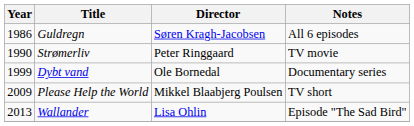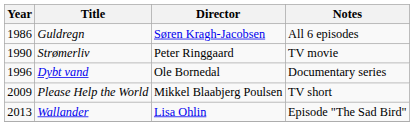(20, 72) 1999 -> (20, 72) 1996
